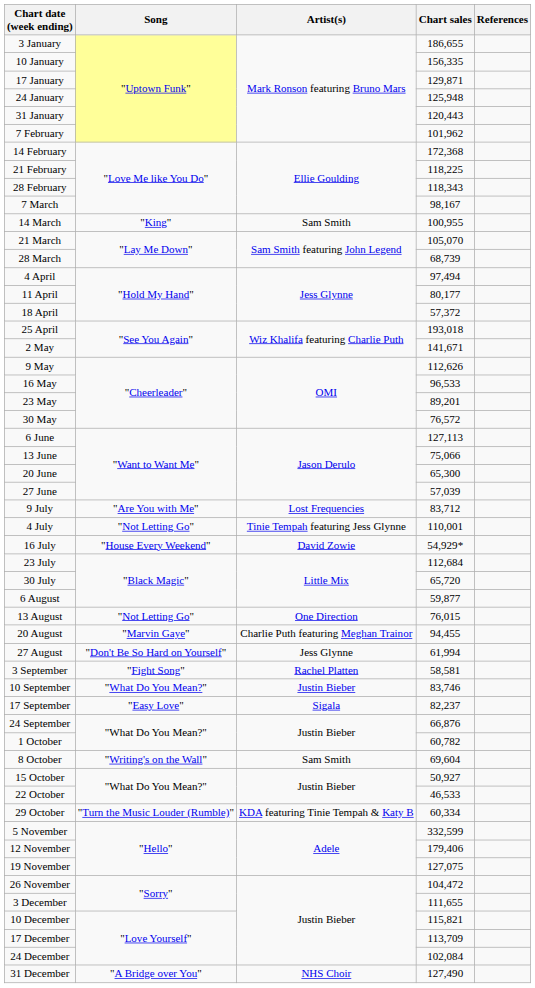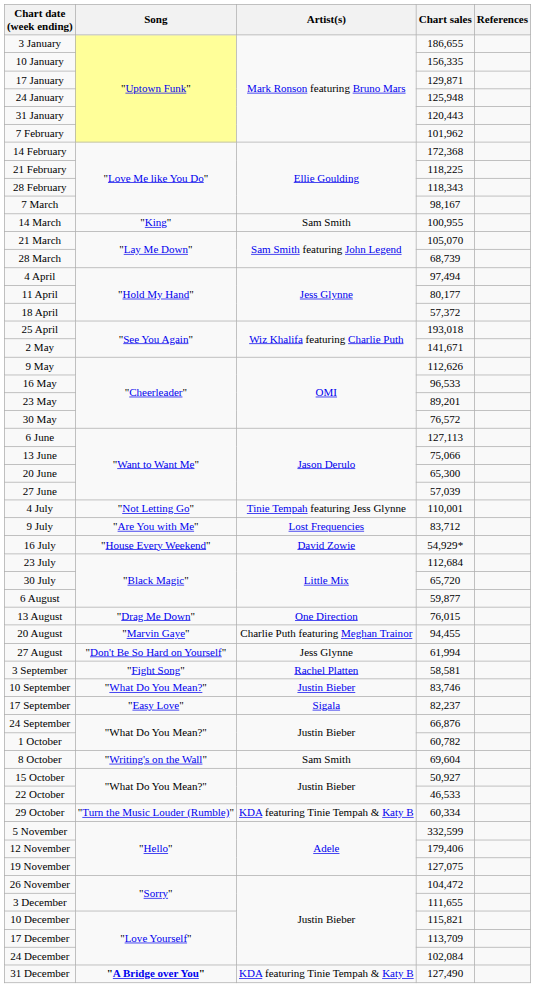rows swapped: (40, 526) <-> (40, 508)
(156, 615) "Not Letting Go" -> (156, 615) "Drag Me Down"
(156, 973) normal -> (156, 973) bold
(326, 973) NHS Choir -> (326, 973) KDA featuring Tinie Tempah & Katy B
